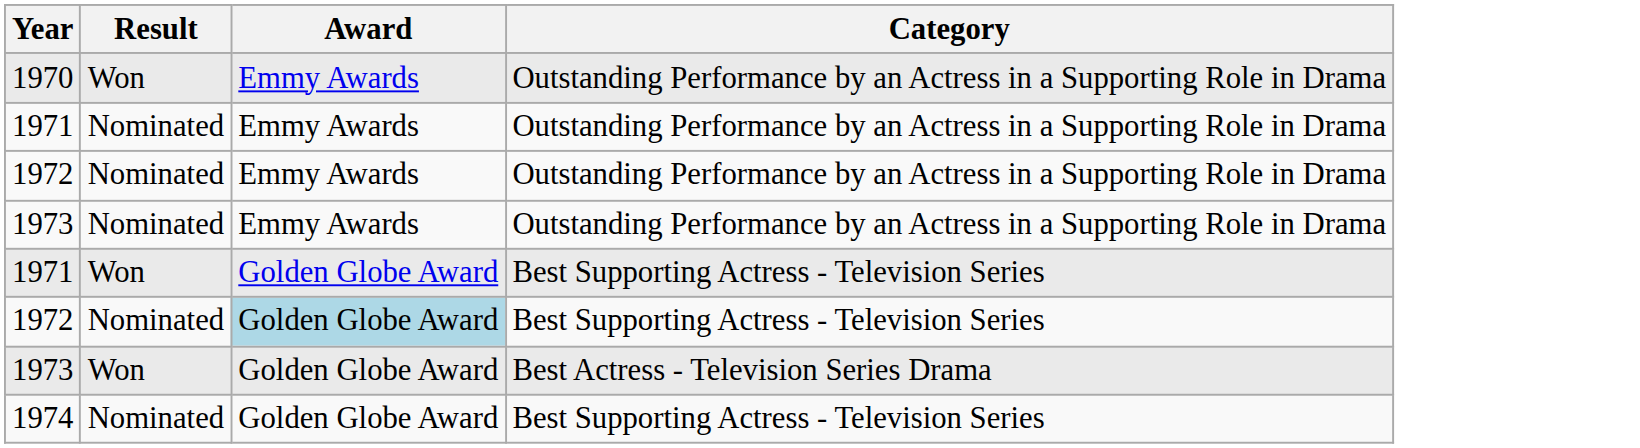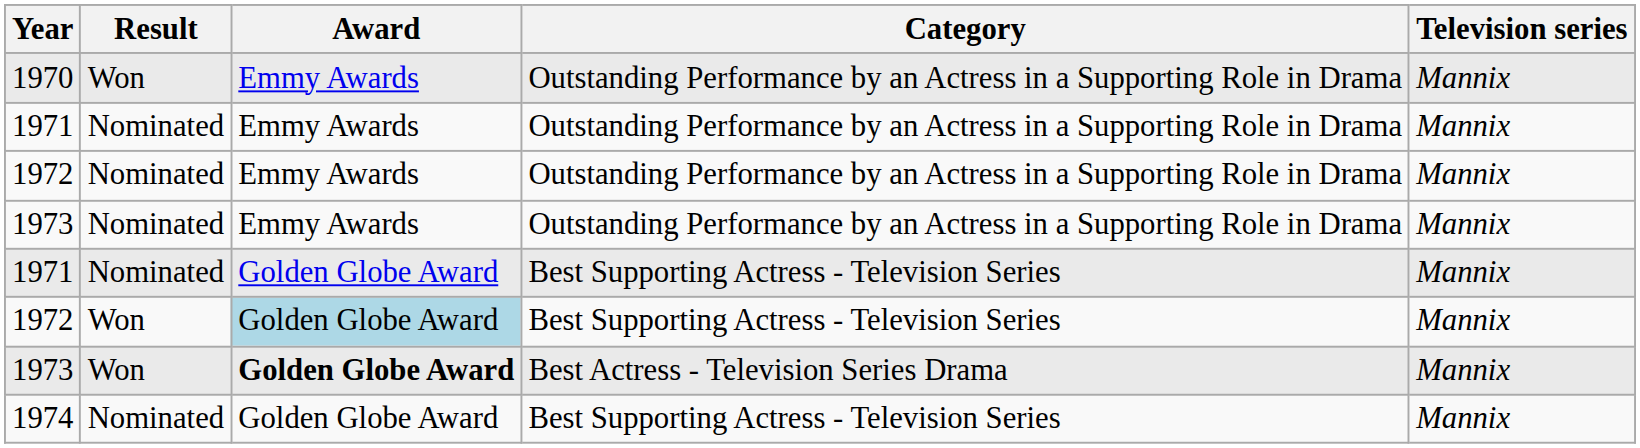+ column: (1522, 28)
(116, 272) Won -> (156, 272) Nominated
(156, 321) Nominated -> (116, 321) Won
(368, 369) normal -> (376, 369) bold
